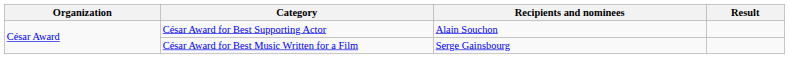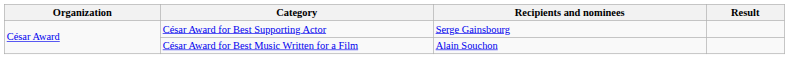(467, 29) Alain Souchon -> (473, 29) Serge Gainsbourg
(473, 45) Serge Gainsbourg -> (467, 45) Alain Souchon
